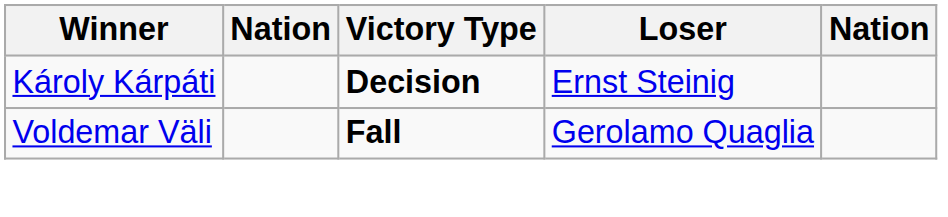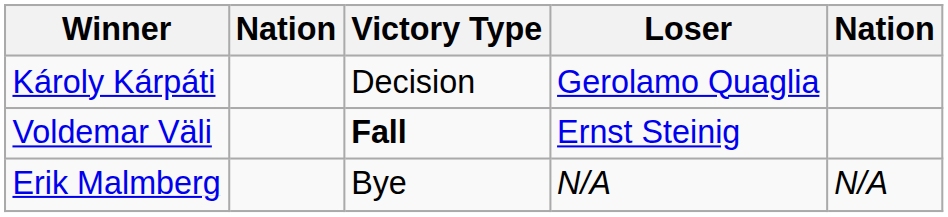(413, 81) bold -> (413, 81) normal
(643, 81) Ernst Steinig -> (688, 81) Gerolamo Quaglia
(683, 132) Gerolamo Quaglia -> (649, 132) Ernst Steinig
+ row: (117, 183)
